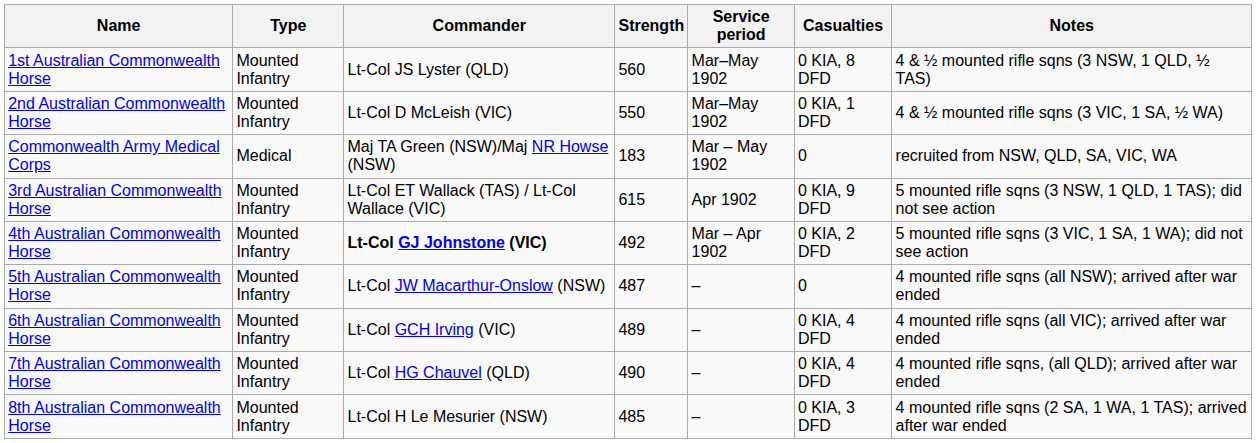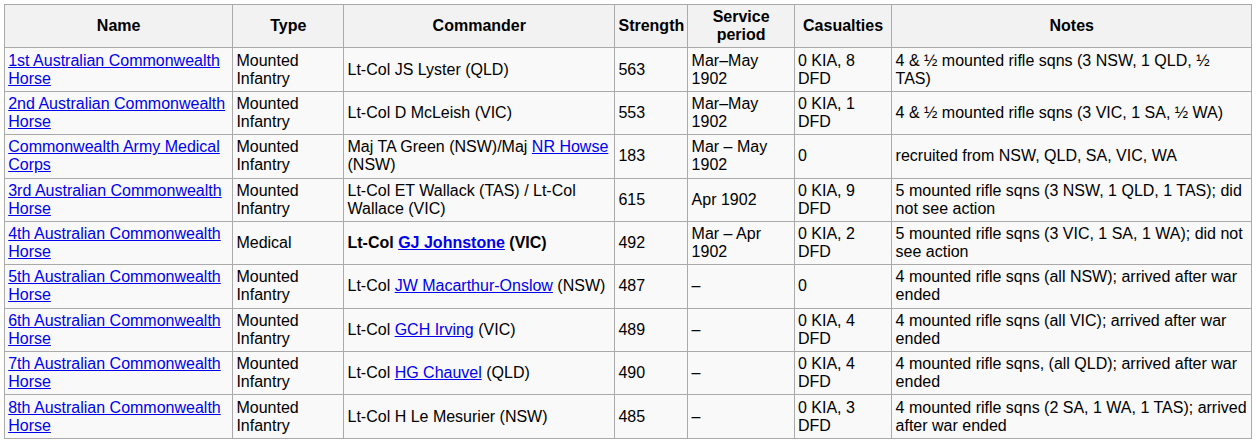(632, 69) 560 -> (632, 69) 563
(632, 112) 550 -> (632, 112) 553
(264, 156) Medical -> (268, 156) Mounted Infantry
(268, 243) Mounted Infantry -> (264, 243) Medical
